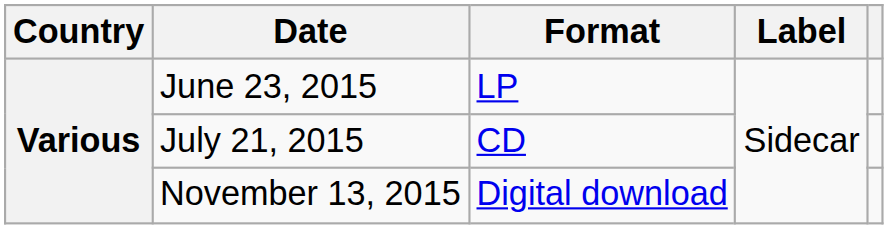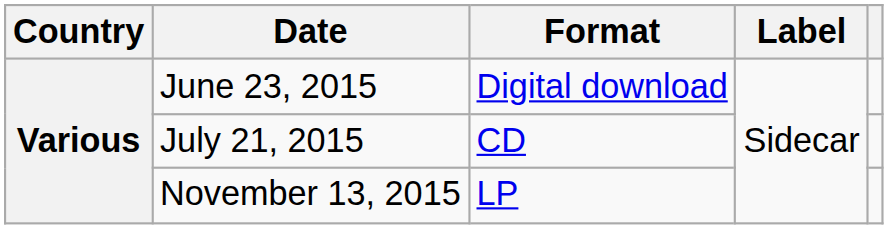(497, 85) LP -> (602, 85) Digital download
(602, 194) Digital download -> (497, 194) LP
